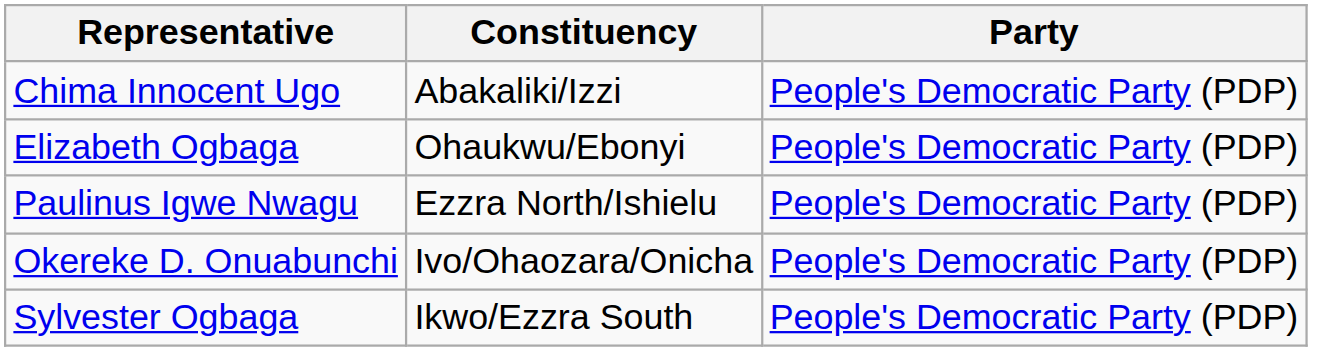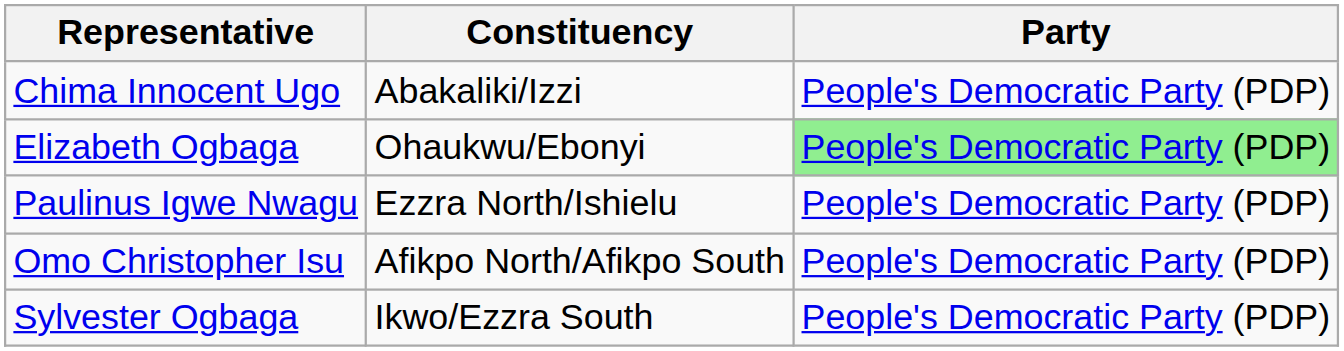(1034, 146) no background -> (1066, 146) lightgreen background
- row: (206, 260)
+ row: (179, 260)
